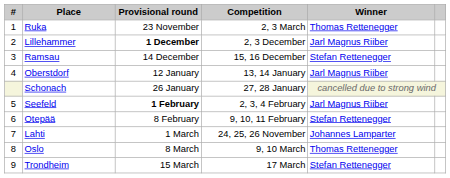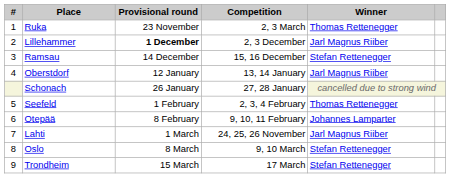(175, 103) bold -> (176, 103) normal
(349, 103) Jarl Magnus Riiber -> (354, 103) Thomas Rettenegger
(350, 119) Stefan Rettenegger -> (353, 119) Johannes Lamparter
(353, 134) Johannes Lamparter -> (349, 134) Jarl Magnus Riiber
(354, 149) Thomas Rettenegger -> (350, 149) Stefan Rettenegger
